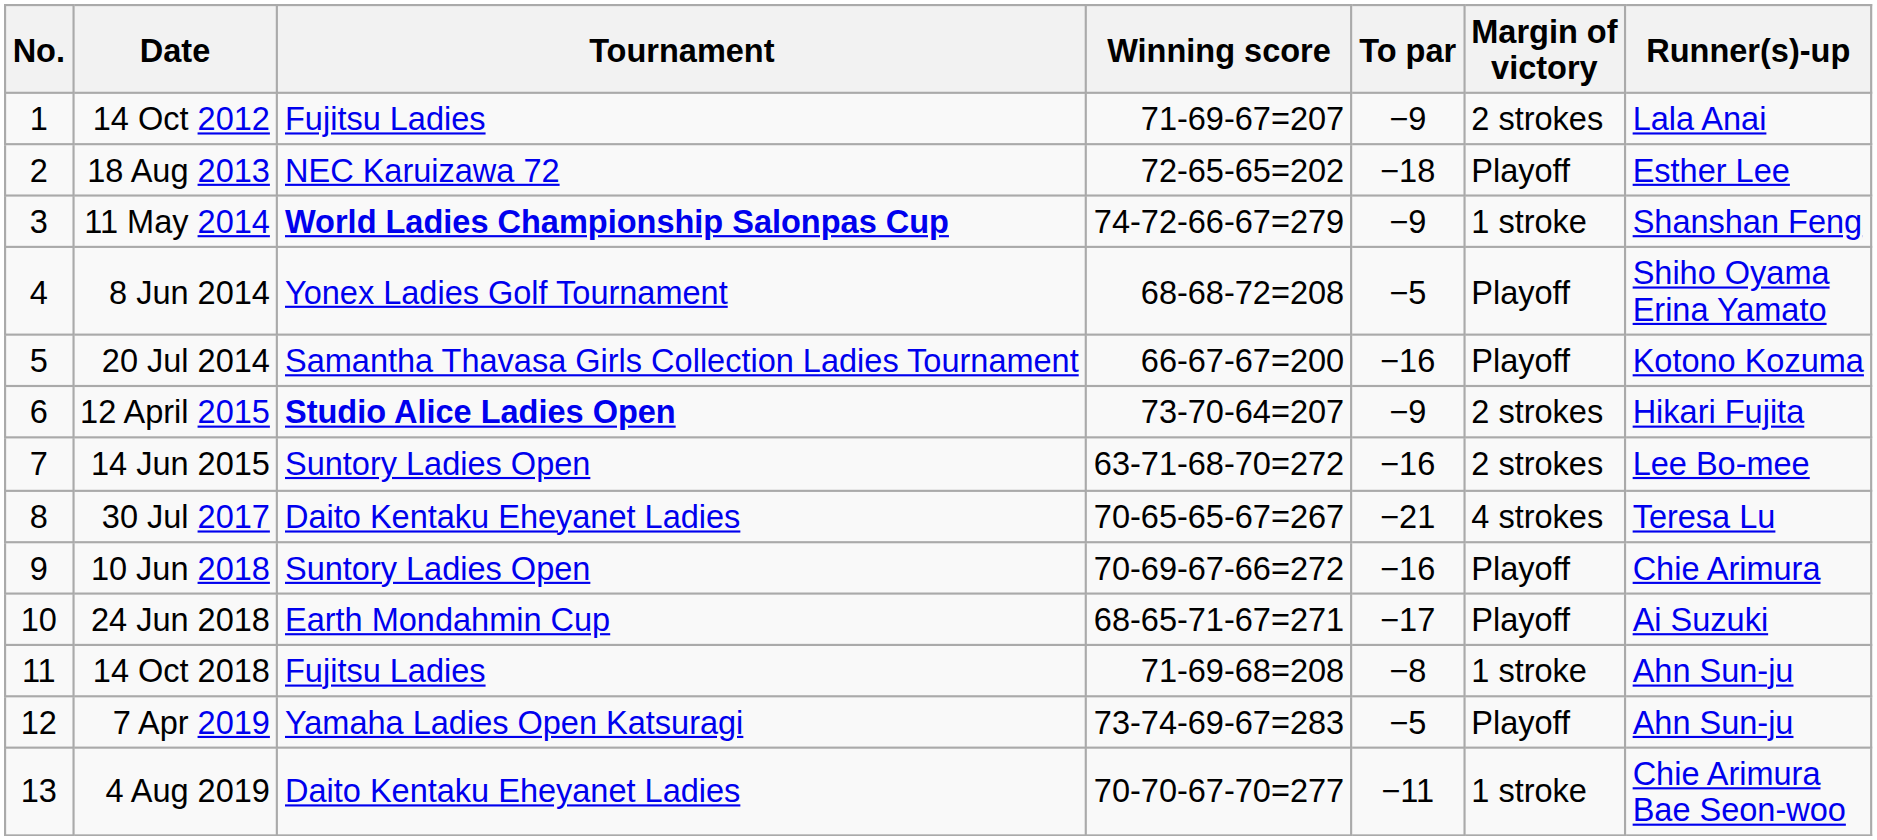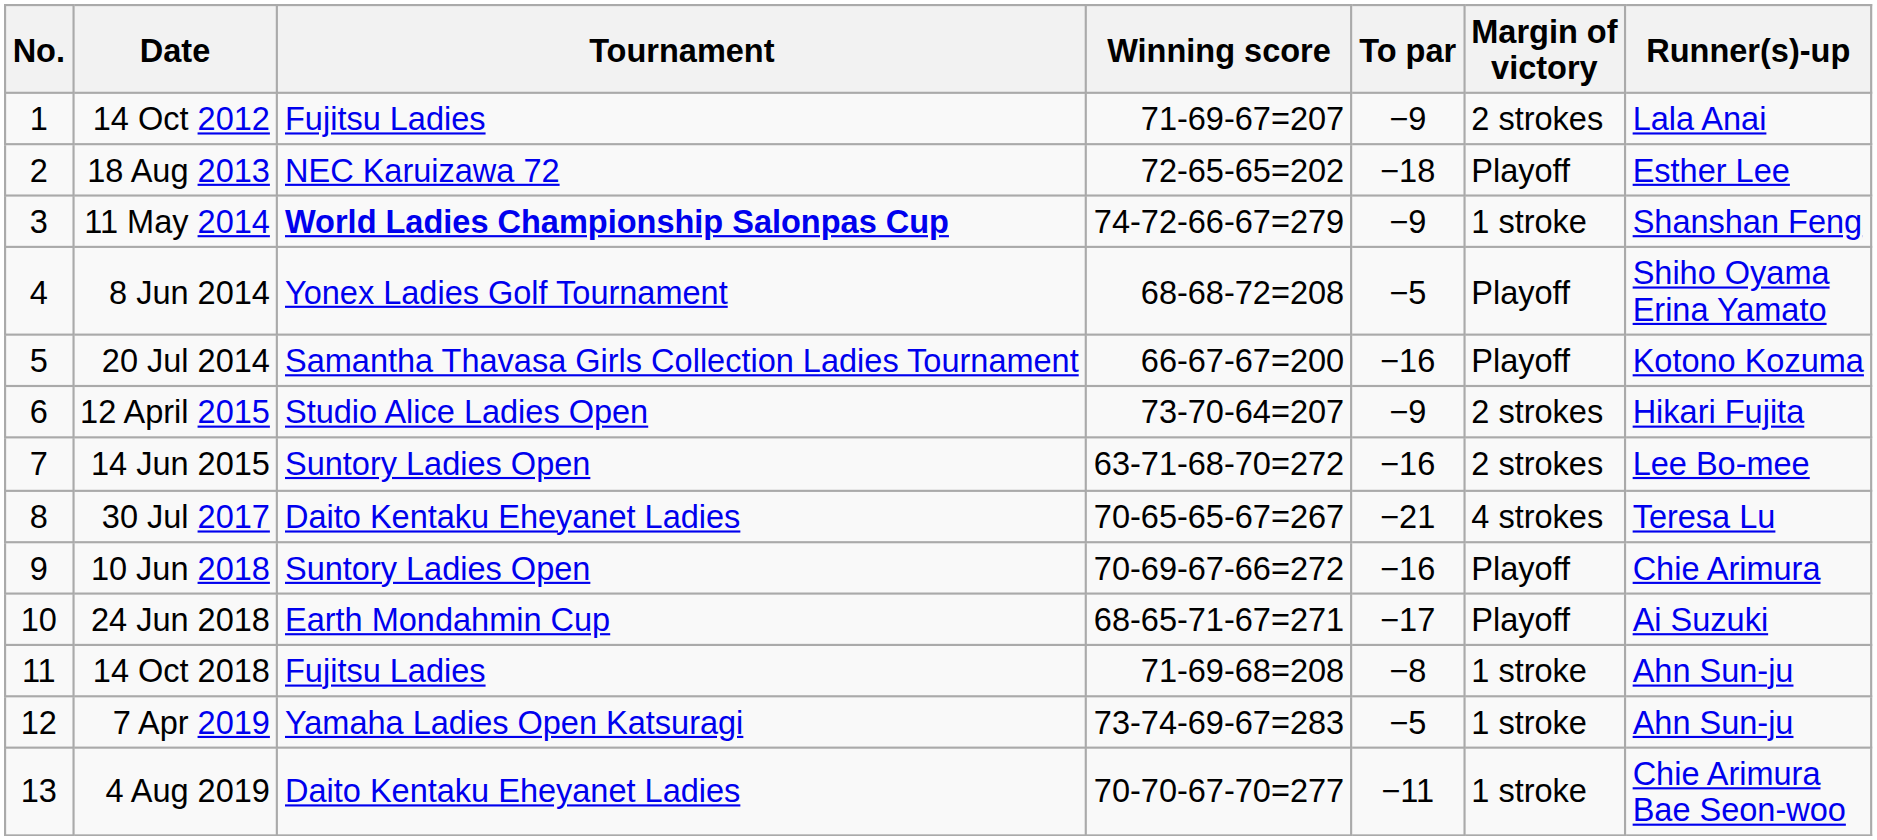(480, 413) bold -> (467, 413) normal
(1521, 722) Playoff -> (1529, 722) 1 stroke
